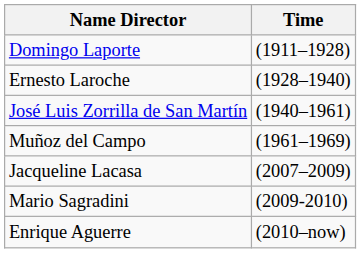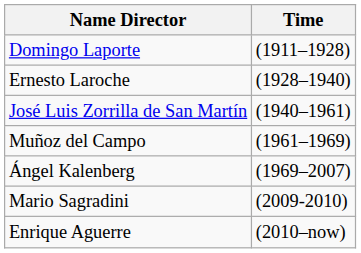+ row: (72, 171)
- row: (75, 171)
